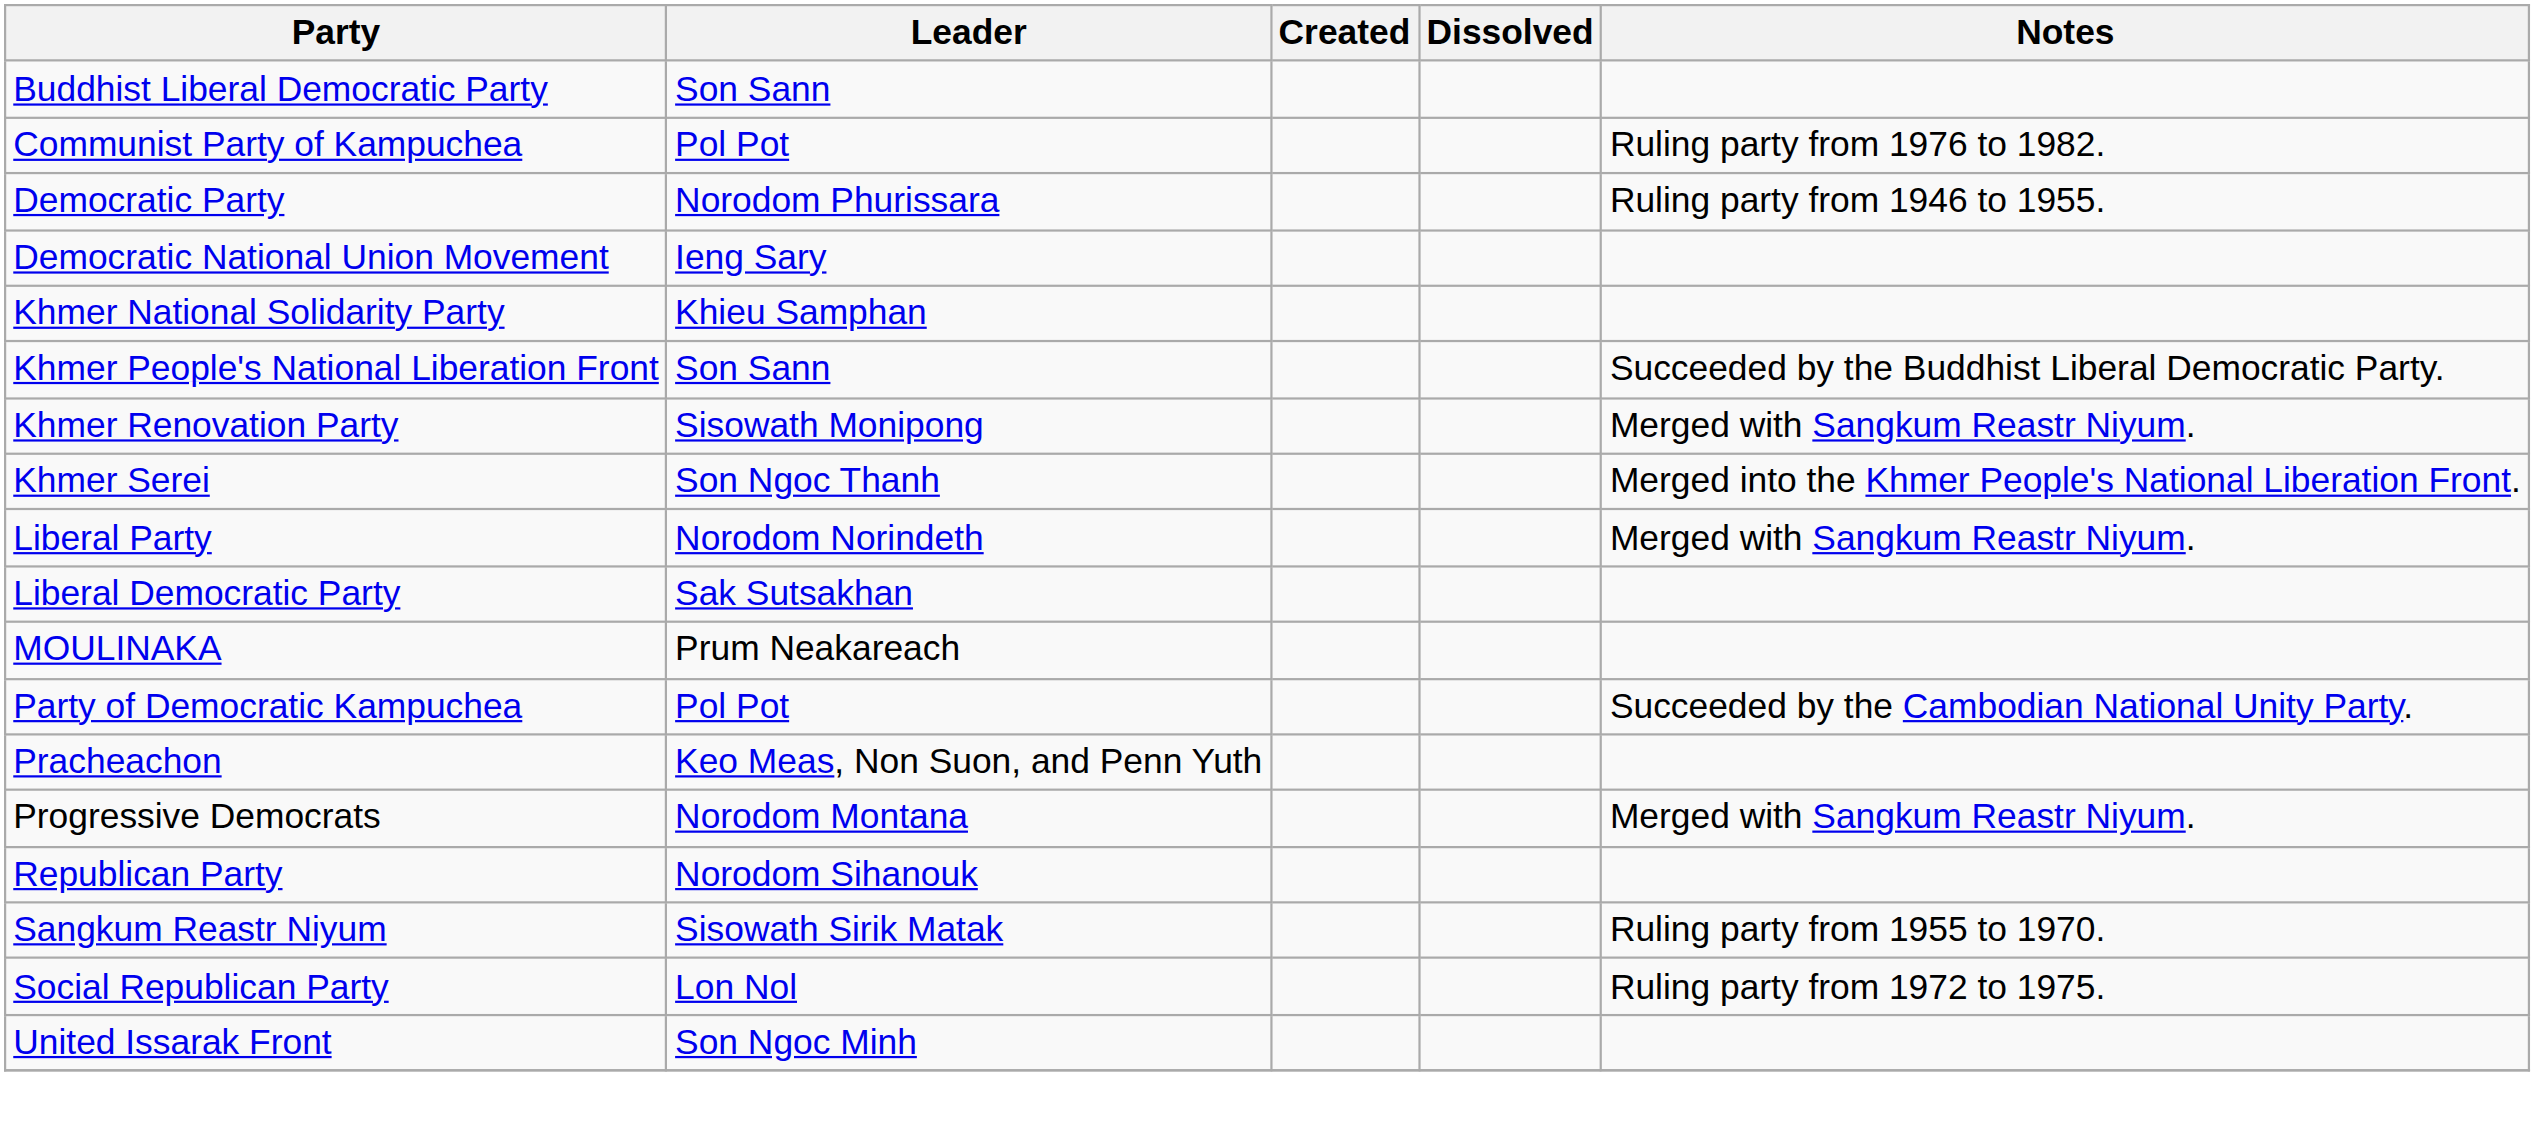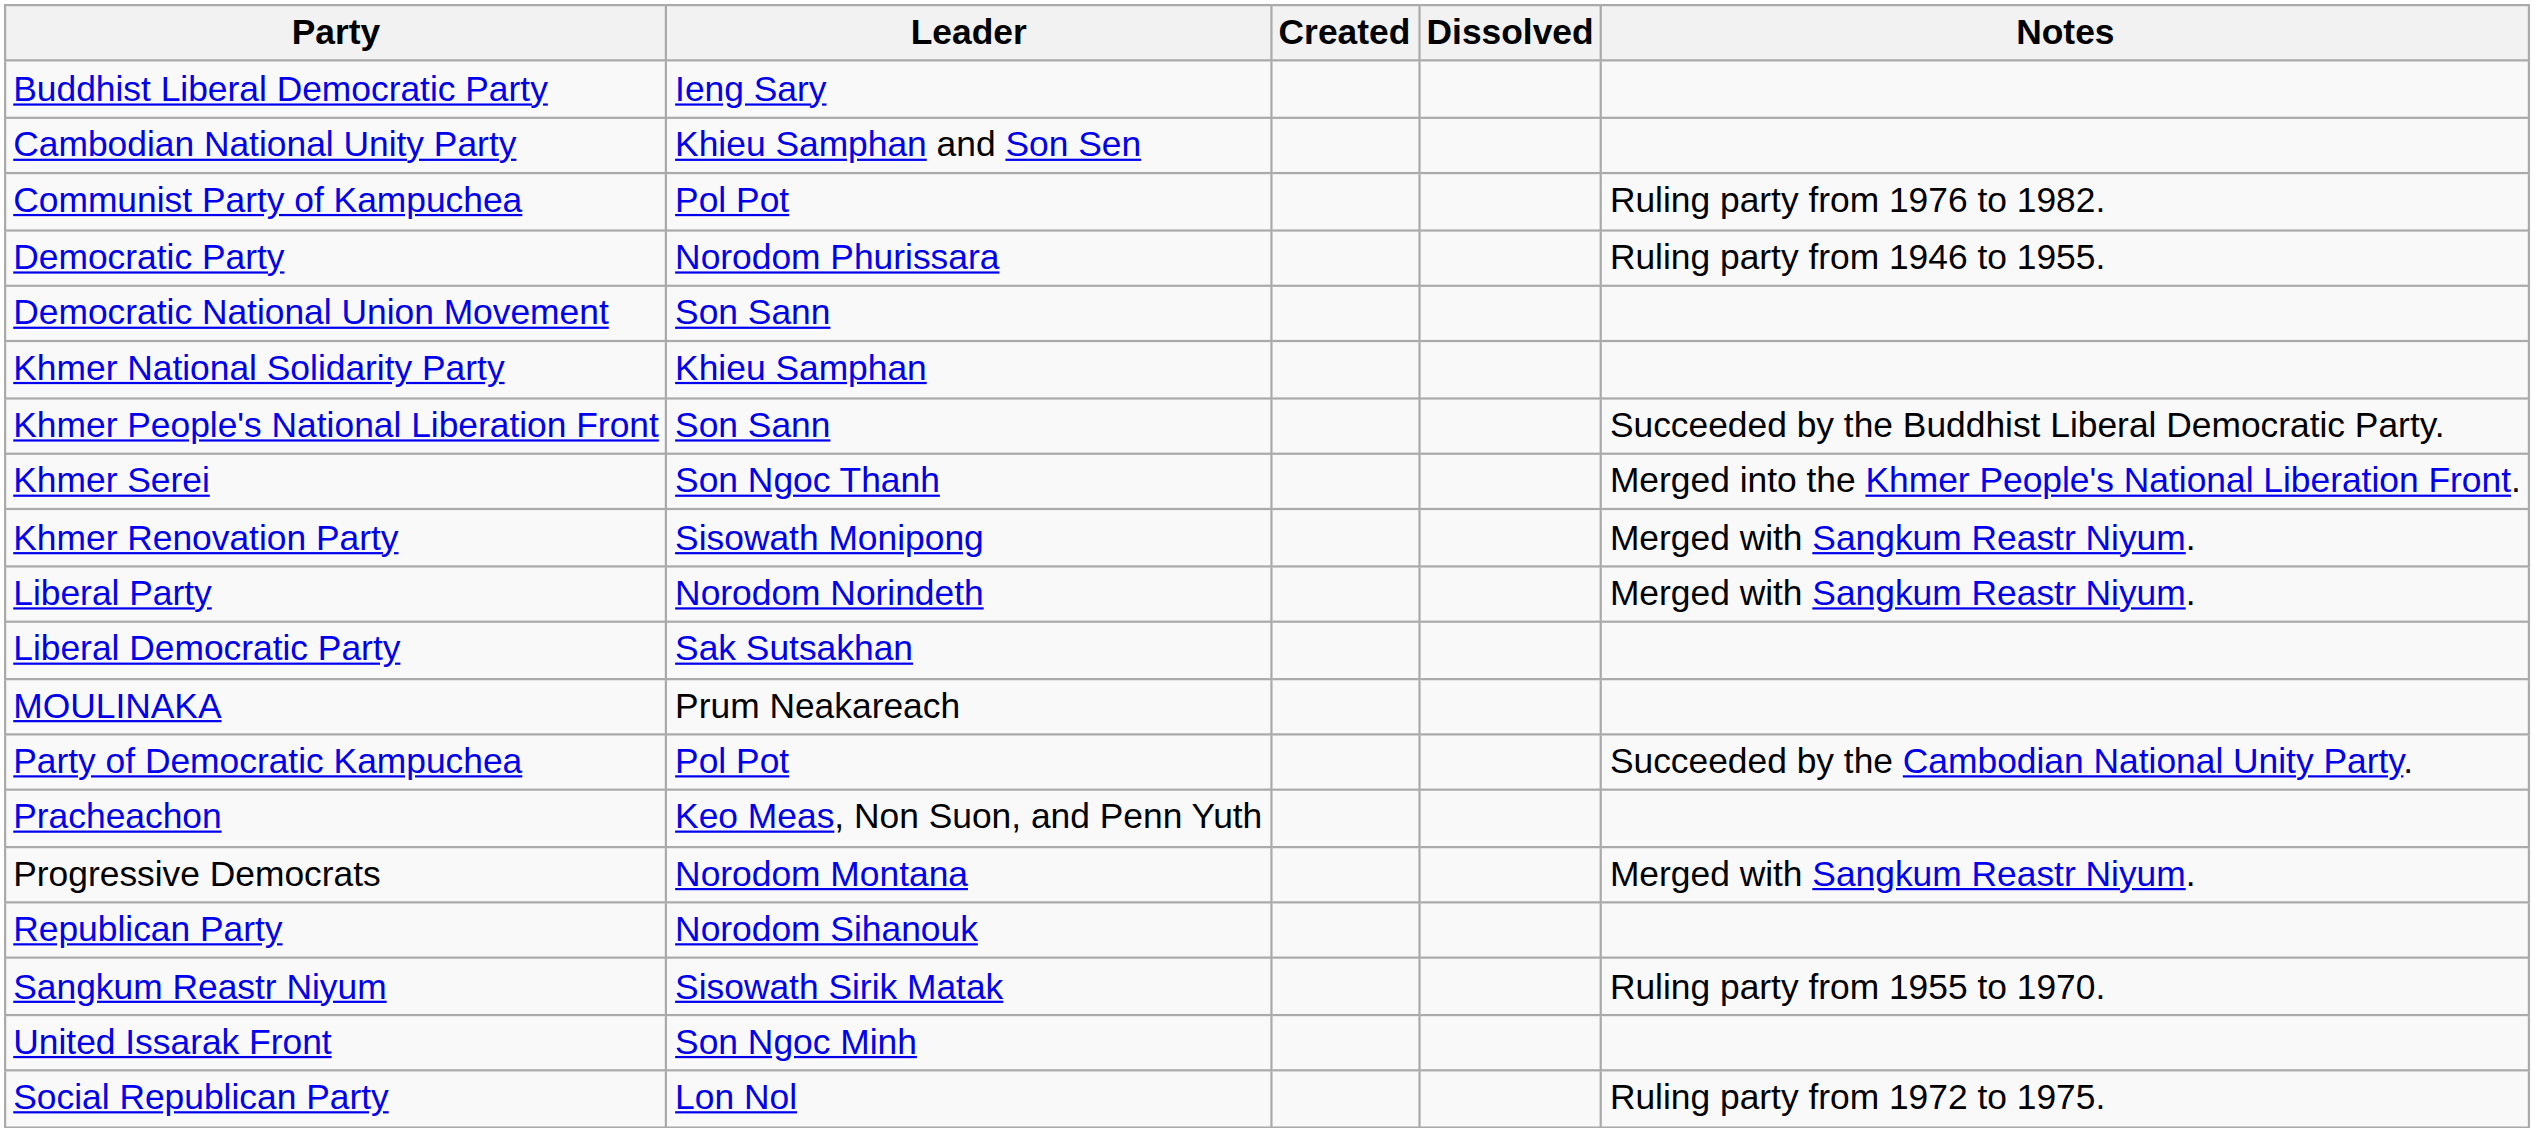(753, 88) Son Sann -> (751, 88) Ieng Sary
+ row: (265, 144)
(751, 256) Ieng Sary -> (753, 312) Son Sann
rows swapped: (206, 425) <-> (112, 481)
rows swapped: (201, 985) <-> (172, 1041)
